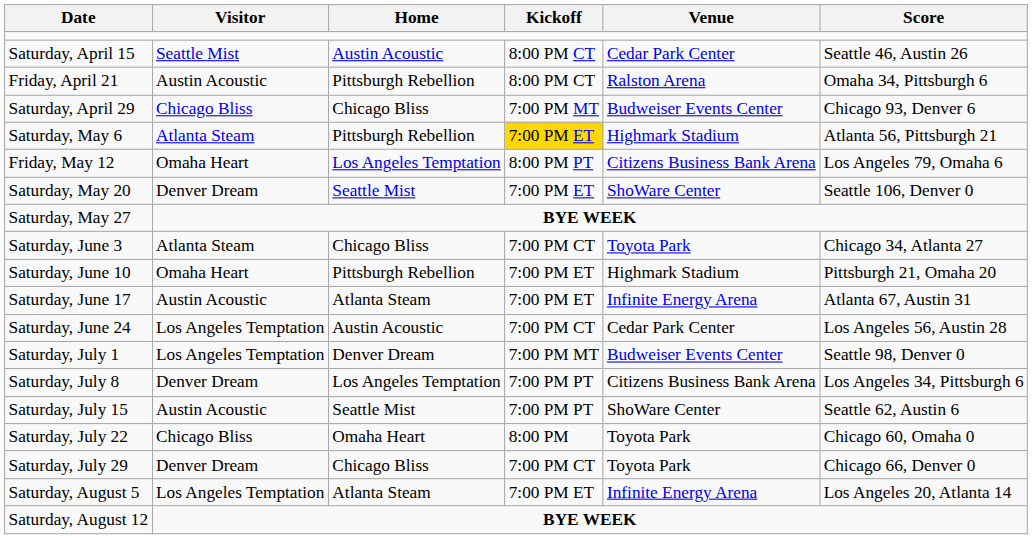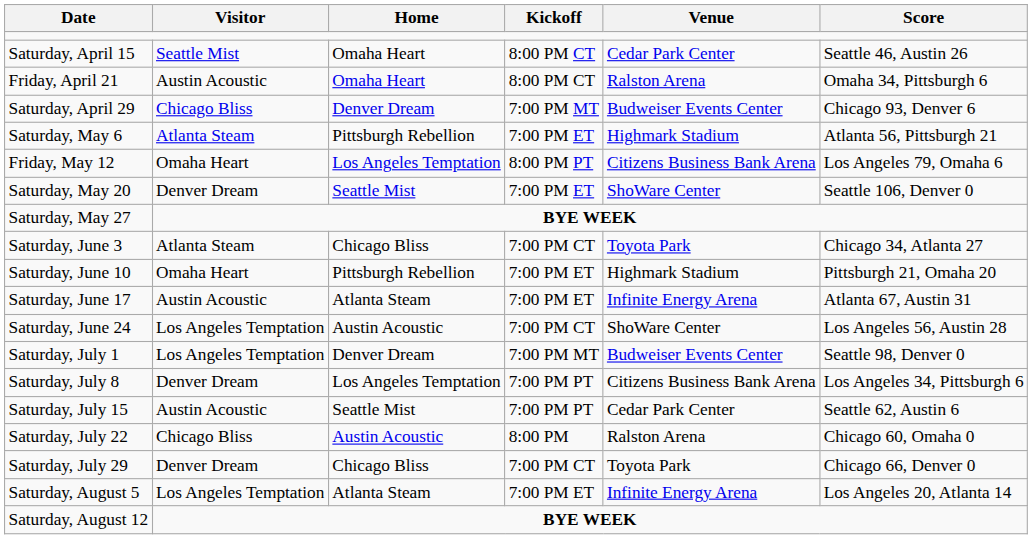(388, 53) Austin Acoustic -> (379, 53) Omaha Heart
(403, 80) Pittsburgh Rebellion -> (379, 80) Omaha Heart
(381, 108) Chicago Bliss -> (383, 108) Denver Dream
(551, 135) gold background -> (551, 135) no background
(671, 327) Cedar Park Center -> (664, 327) ShoWare Center
(664, 409) ShoWare Center -> (671, 409) Cedar Park Center
(379, 437) Omaha Heart -> (388, 437) Austin Acoustic
(649, 437) Toyota Park -> (656, 437) Ralston Arena
